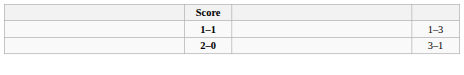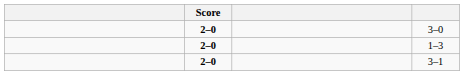+ row: (435, 29)
(208, 29) 1–1 -> (208, 45) 2–0
